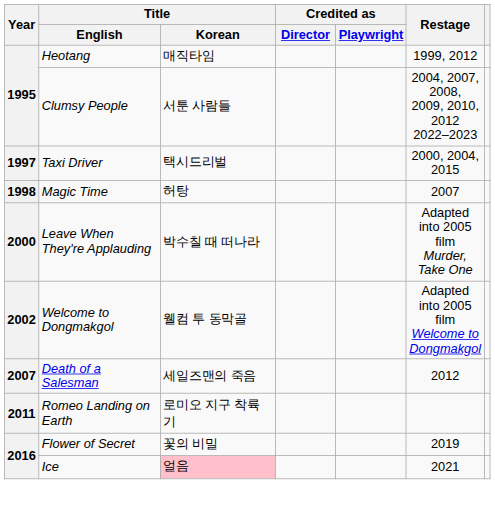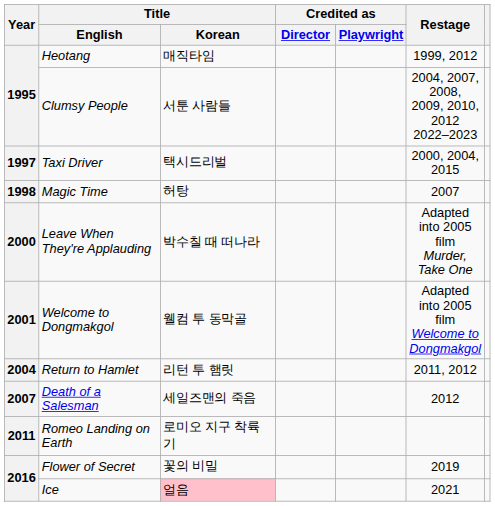(22, 319) 2002 -> (22, 319) 2001
+ row: (90, 370)
